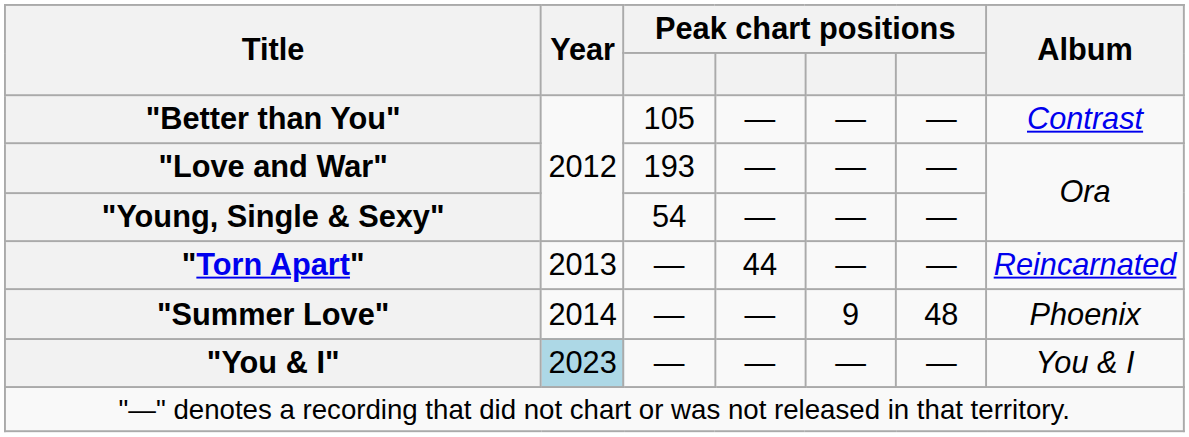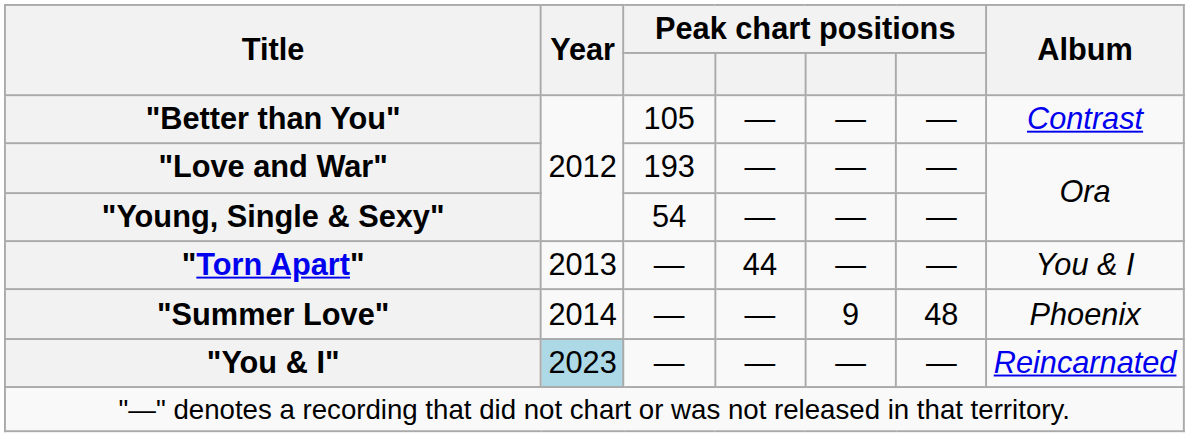(1085, 264) Reincarnated -> (1085, 264) You & I
(1085, 362) You & I -> (1085, 362) Reincarnated
